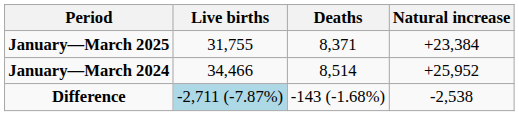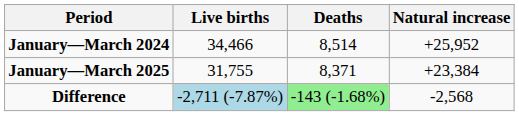rows swapped: (89, 70) <-> (89, 44)
(338, 96) no background -> (338, 96) lightgreen background
(452, 96) -2,538 -> (452, 96) -2,568
